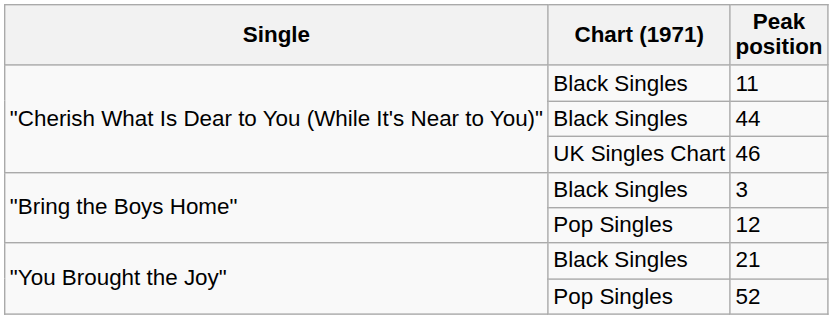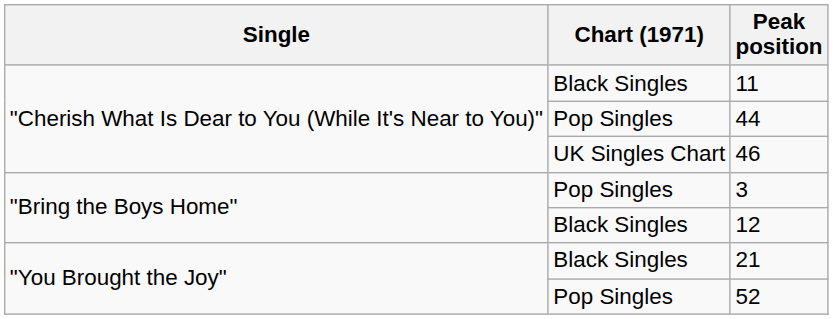(621, 118) Black Singles -> (613, 118) Pop Singles
(621, 189) Black Singles -> (613, 189) Pop Singles
(613, 225) Pop Singles -> (621, 225) Black Singles
